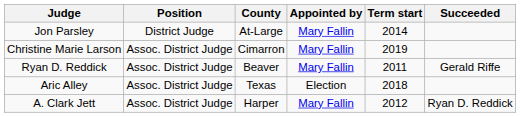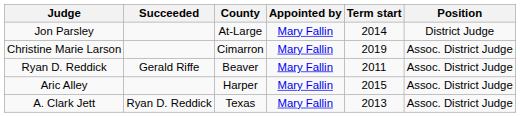columns swapped: (180, 13) <-> (470, 13)
(261, 85) Texas -> (240, 85) Harper
(326, 85) Election -> (305, 85) Mary Fallin
(395, 85) 2018 -> (374, 85) 2015
(261, 103) Harper -> (240, 103) Texas
(395, 103) 2012 -> (374, 103) 2013
